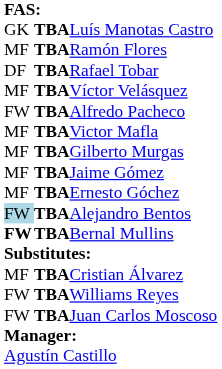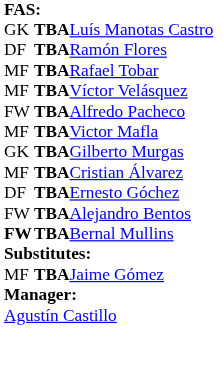(16, 49) MF -> (15, 49) DF
(15, 70) DF -> (16, 70) MF
(16, 151) MF -> (16, 151) GK
rows swapped: (126, 274) <-> (117, 172)
(16, 192) MF -> (15, 192) DF
(17, 213) lightblue background -> (17, 213) no background
- row: (124, 294)
- row: (143, 315)
